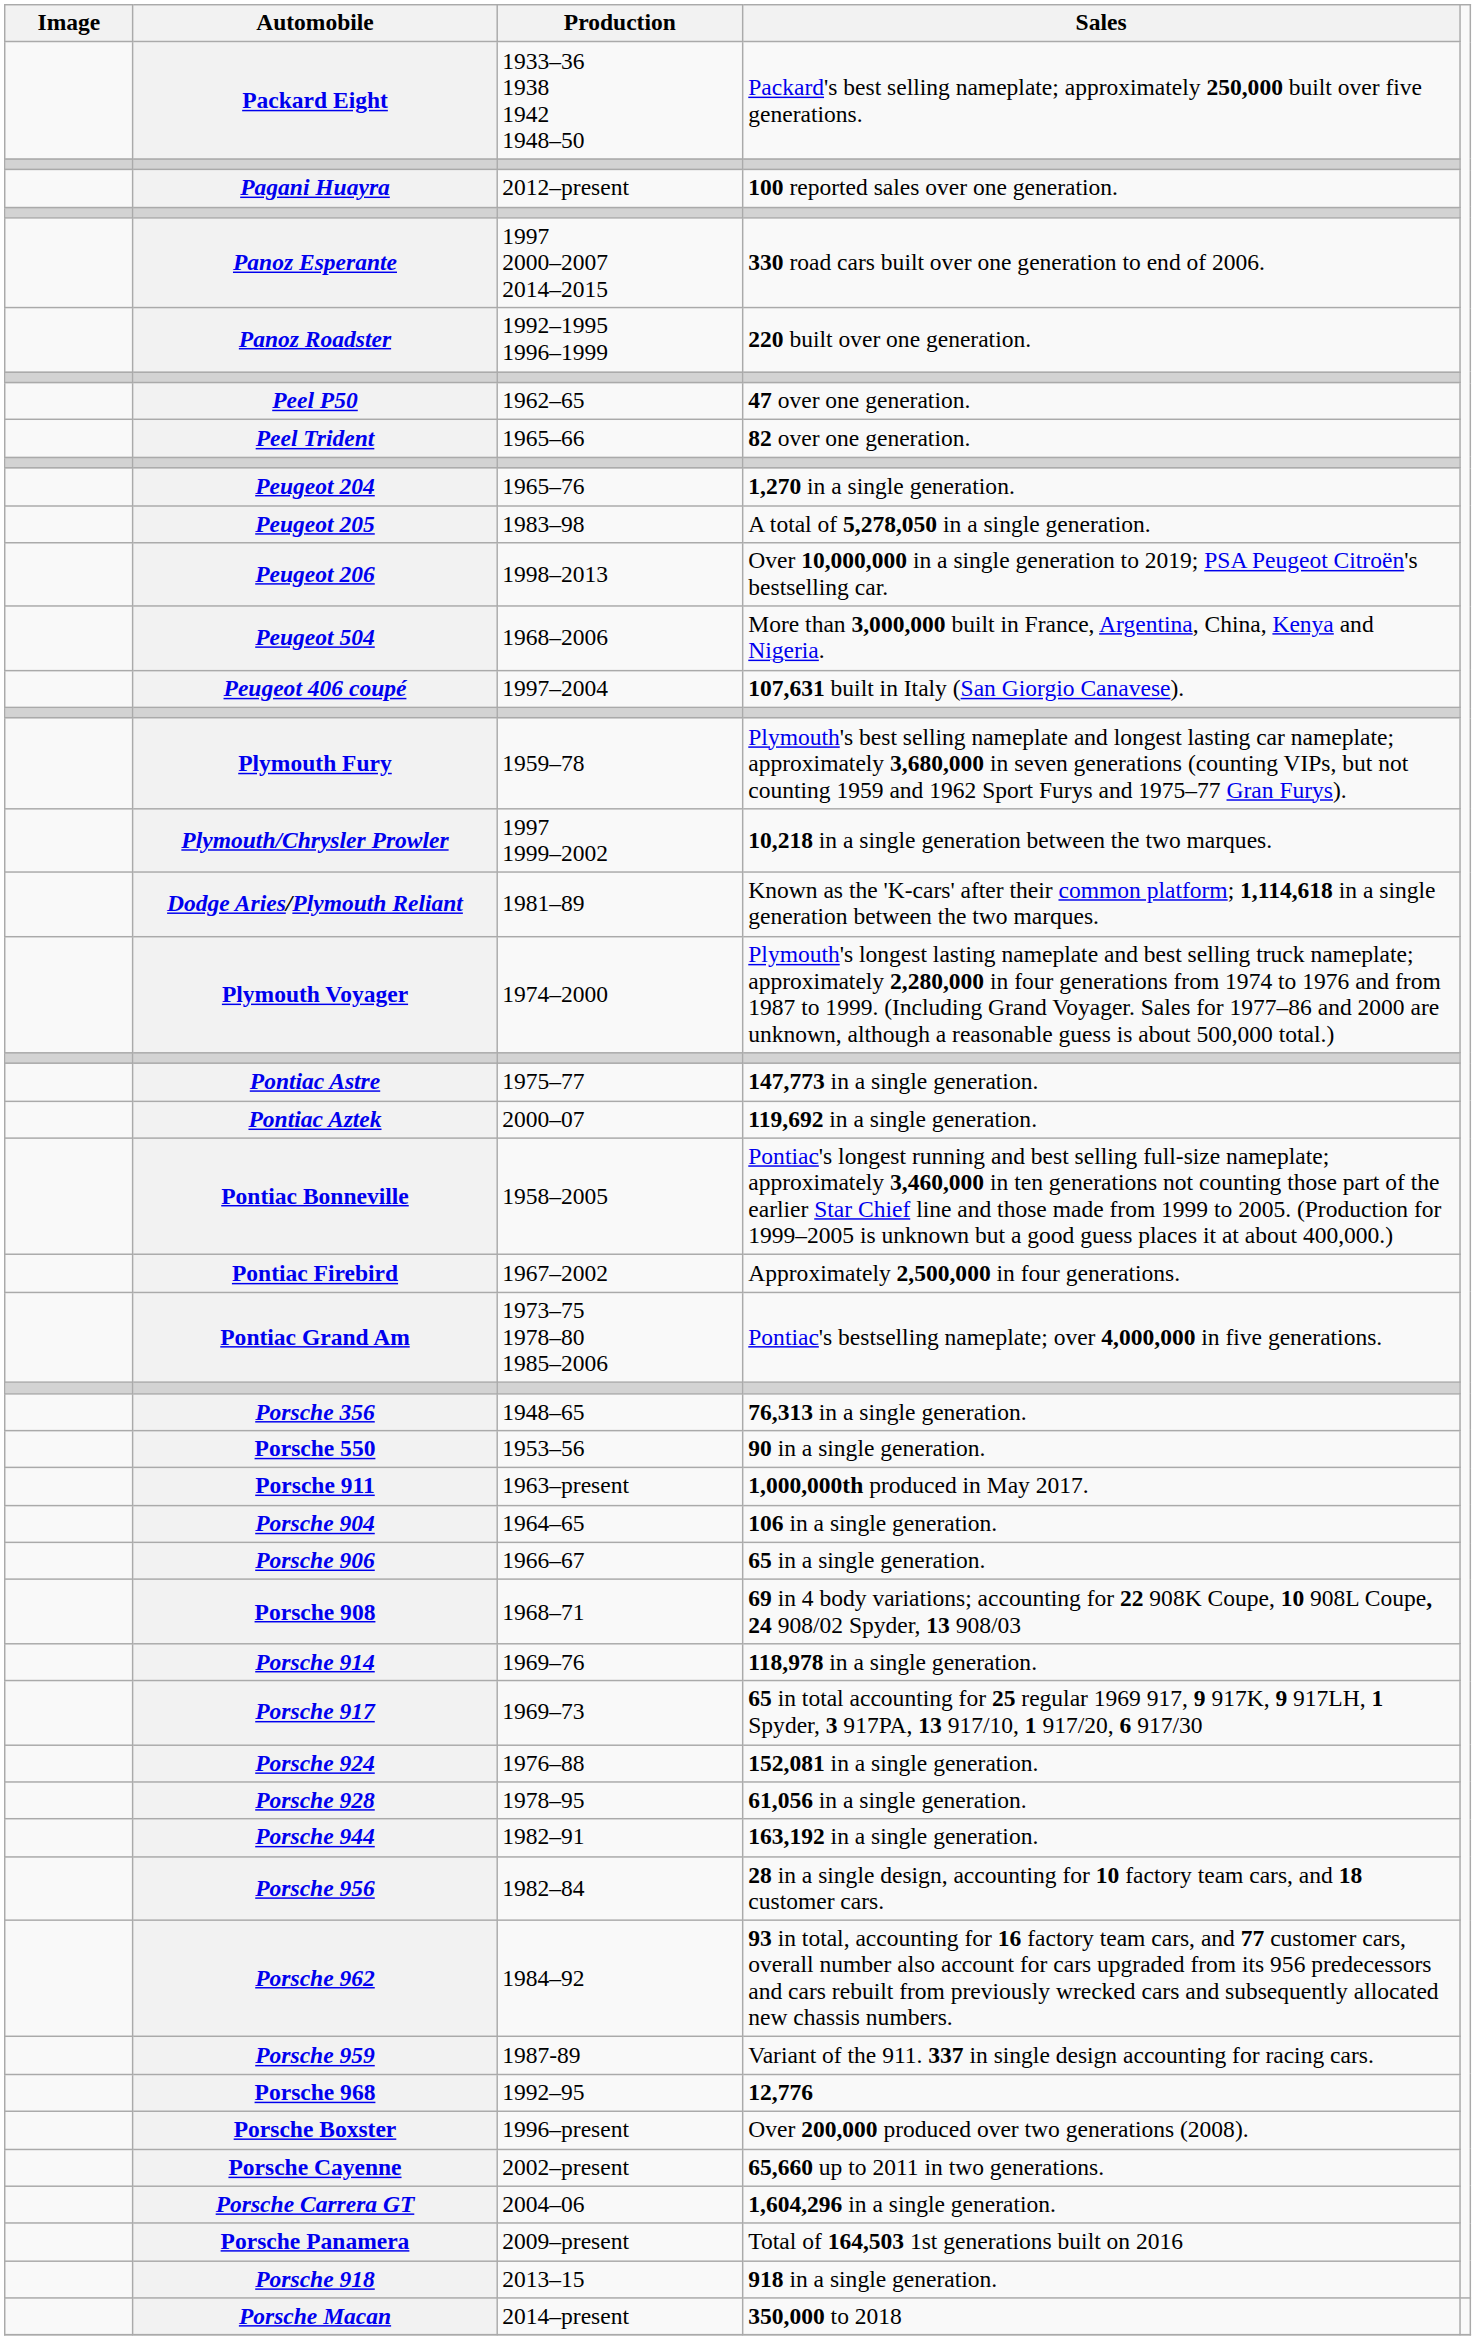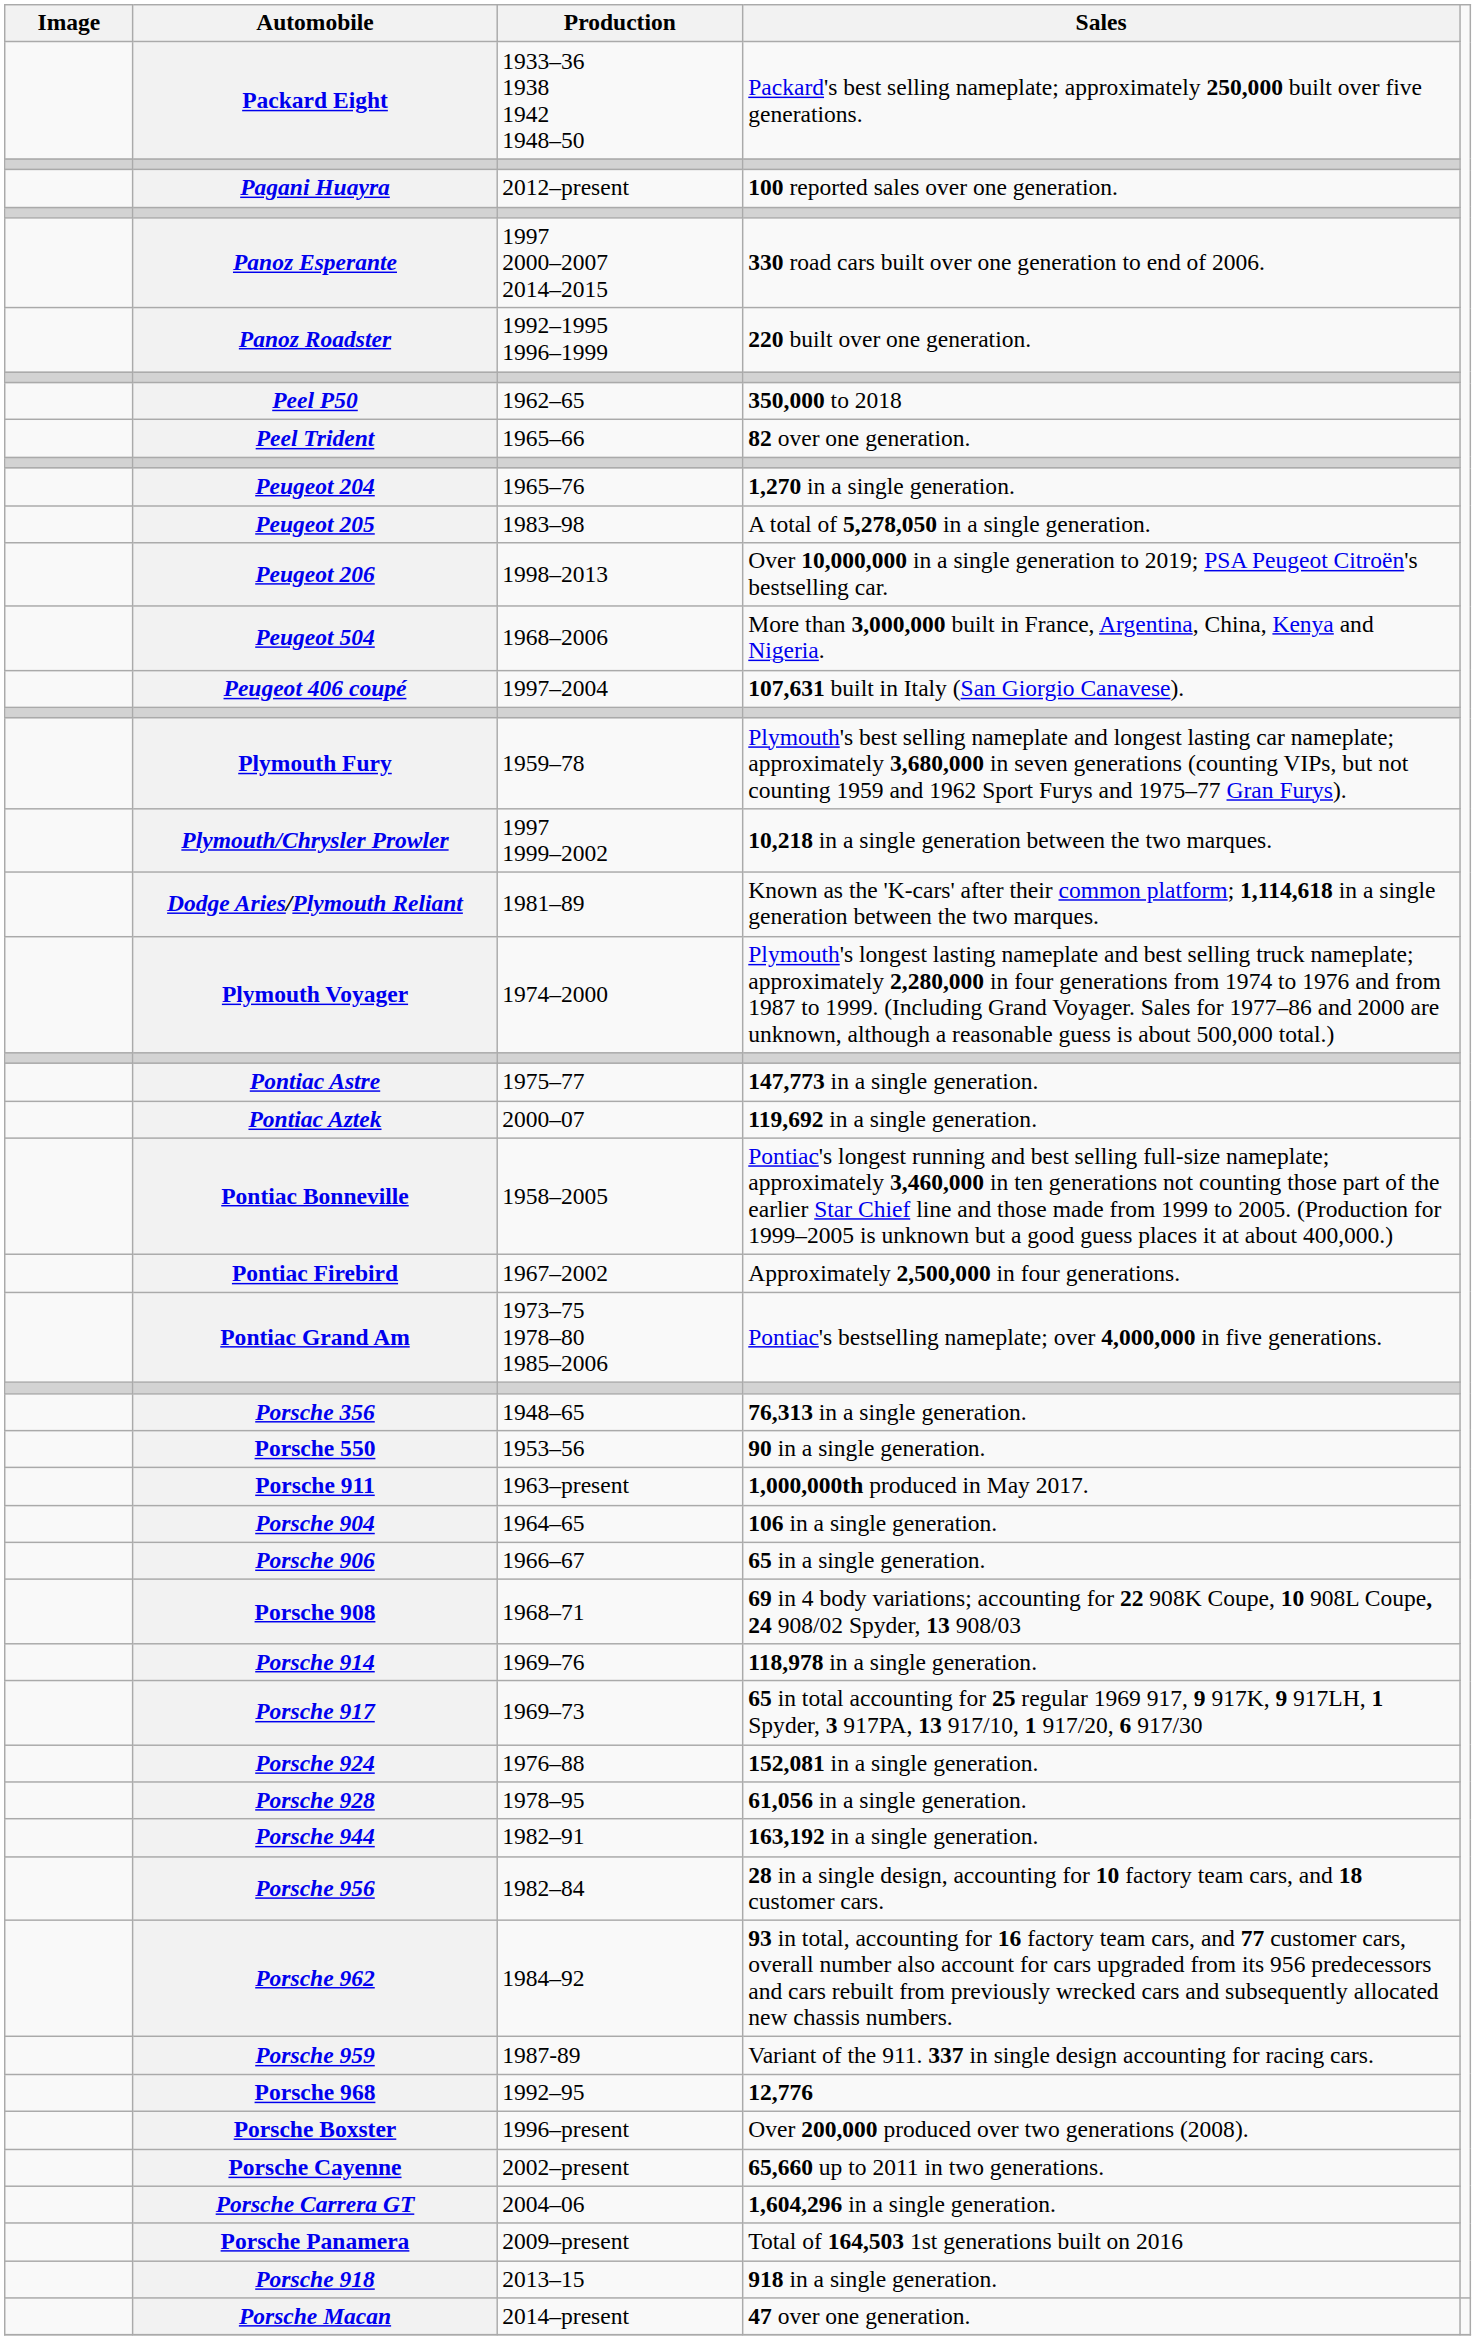(859, 400) 47 over one generation. -> (825, 400) 350,000 to 2018
(825, 2316) 350,000 to 2018 -> (859, 2316) 47 over one generation.
